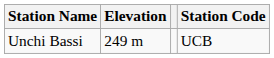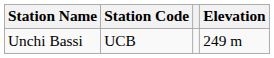columns swapped: (223, 16) <-> (135, 16)
